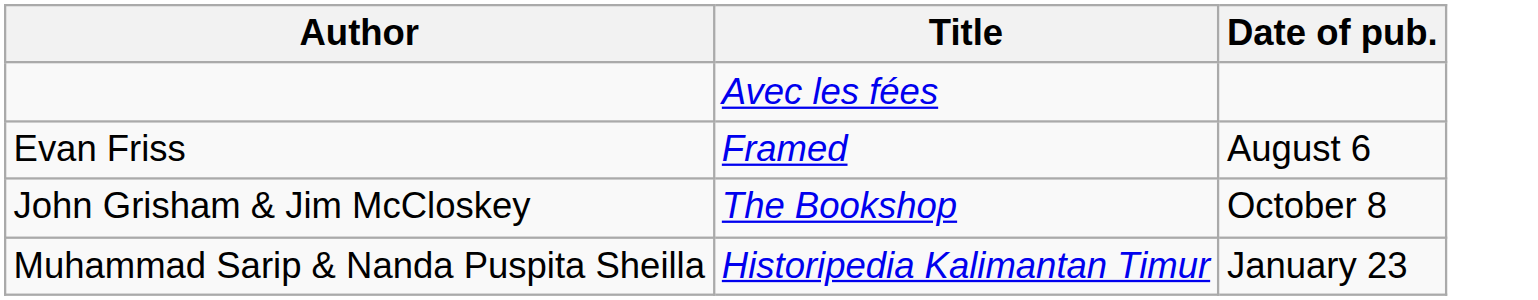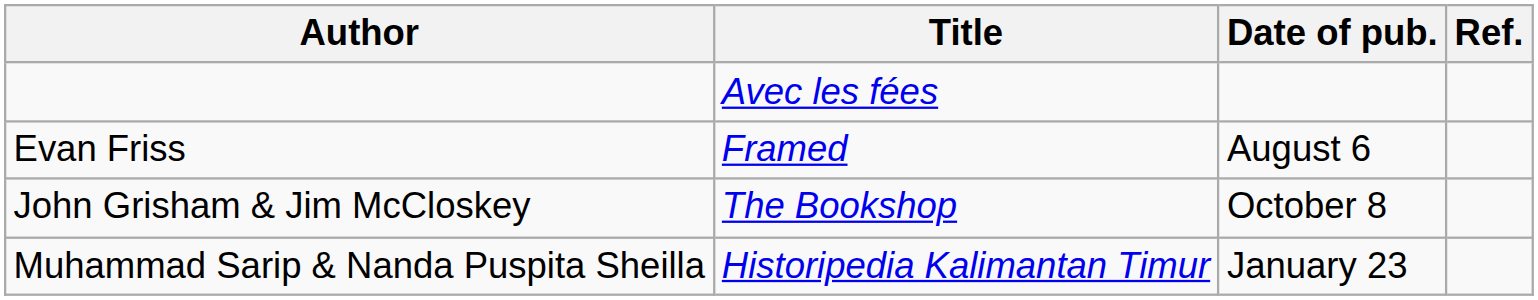+ column: (1489, 33)
